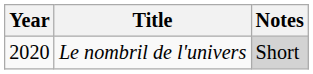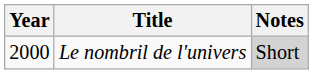(29, 52) 2020 -> (29, 52) 2000
